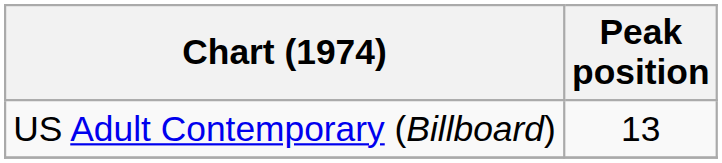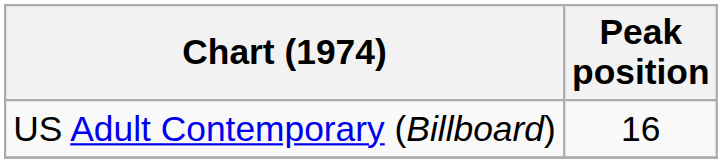(641, 128) 13 -> (641, 128) 16
